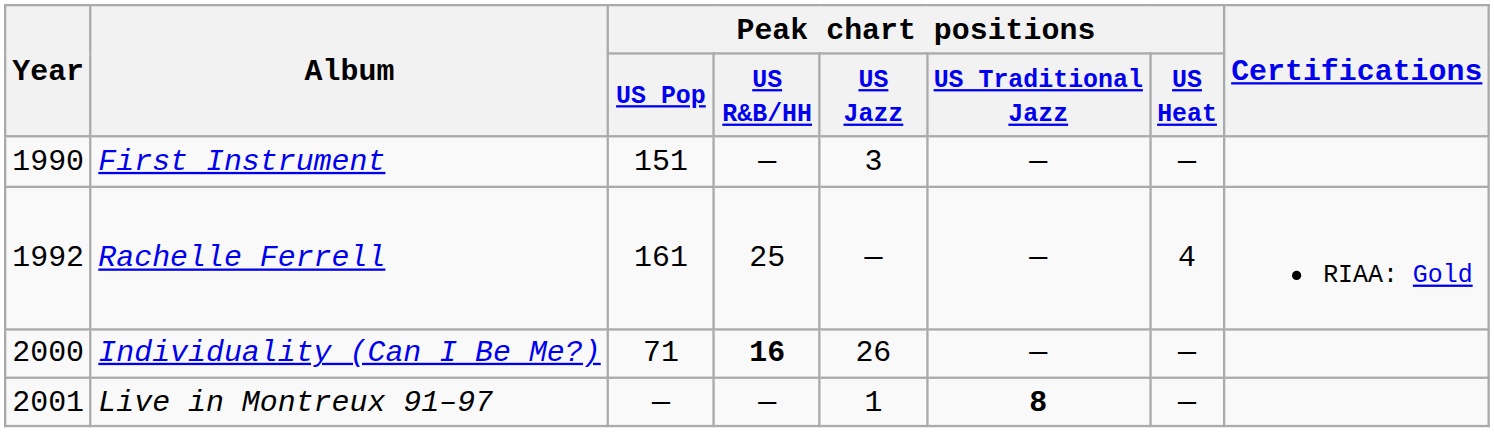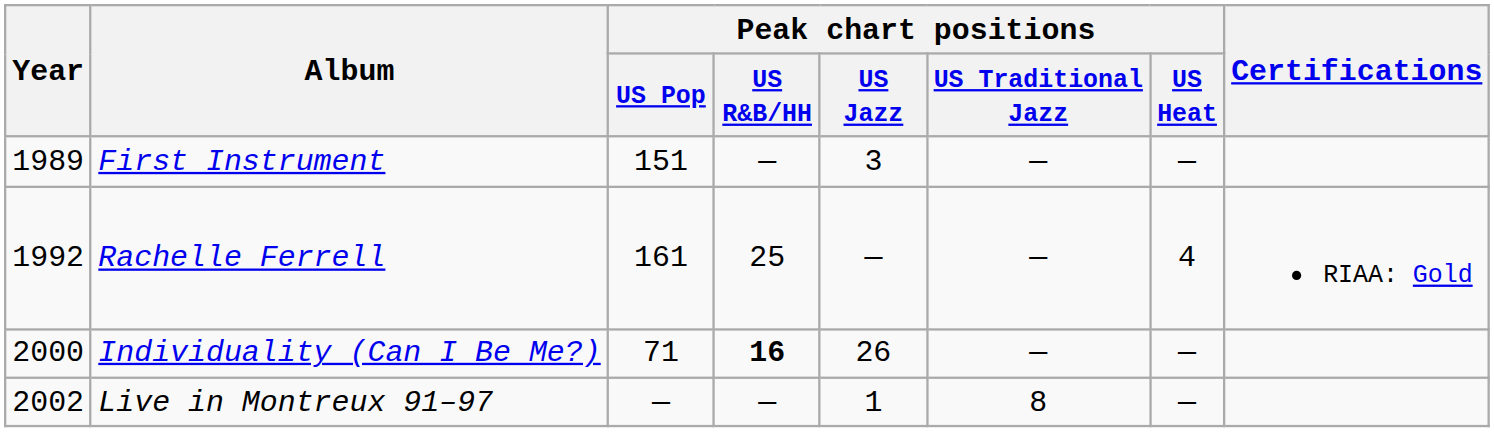(48, 161) 1990 -> (48, 161) 1989
(48, 402) 2001 -> (48, 402) 2002
(1038, 402) bold -> (1038, 402) normal
